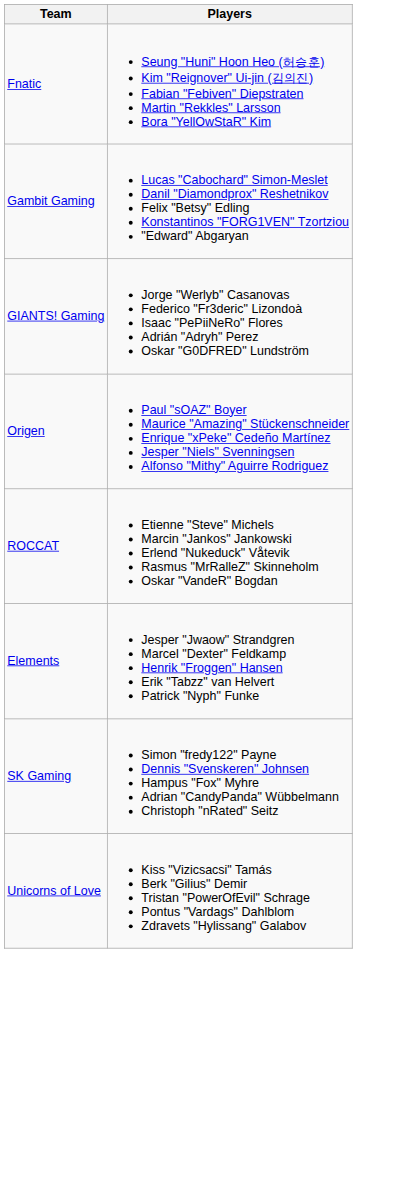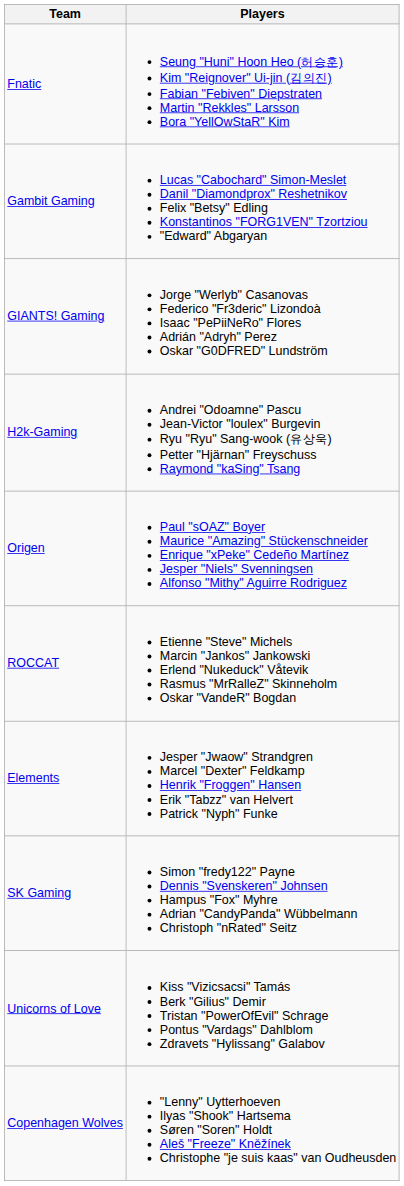+ row: (42, 432)
+ row: (65, 1123)
